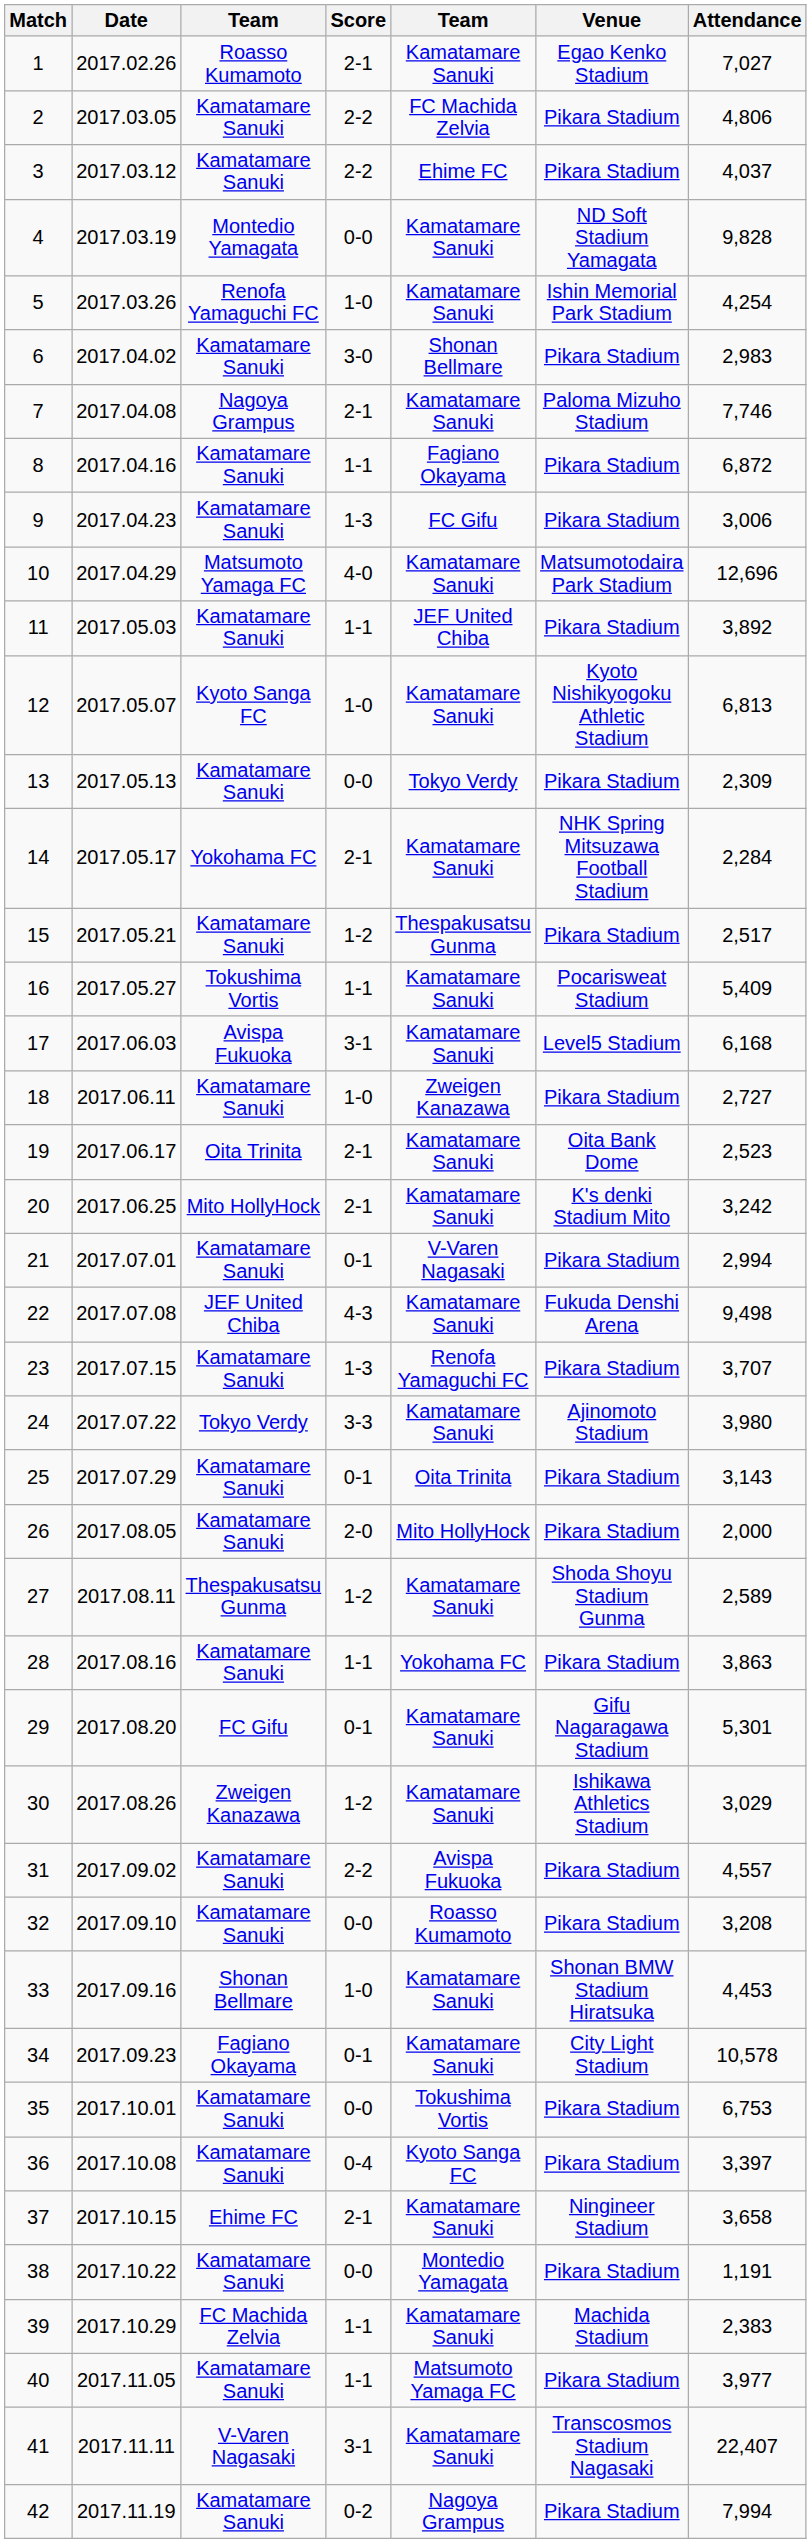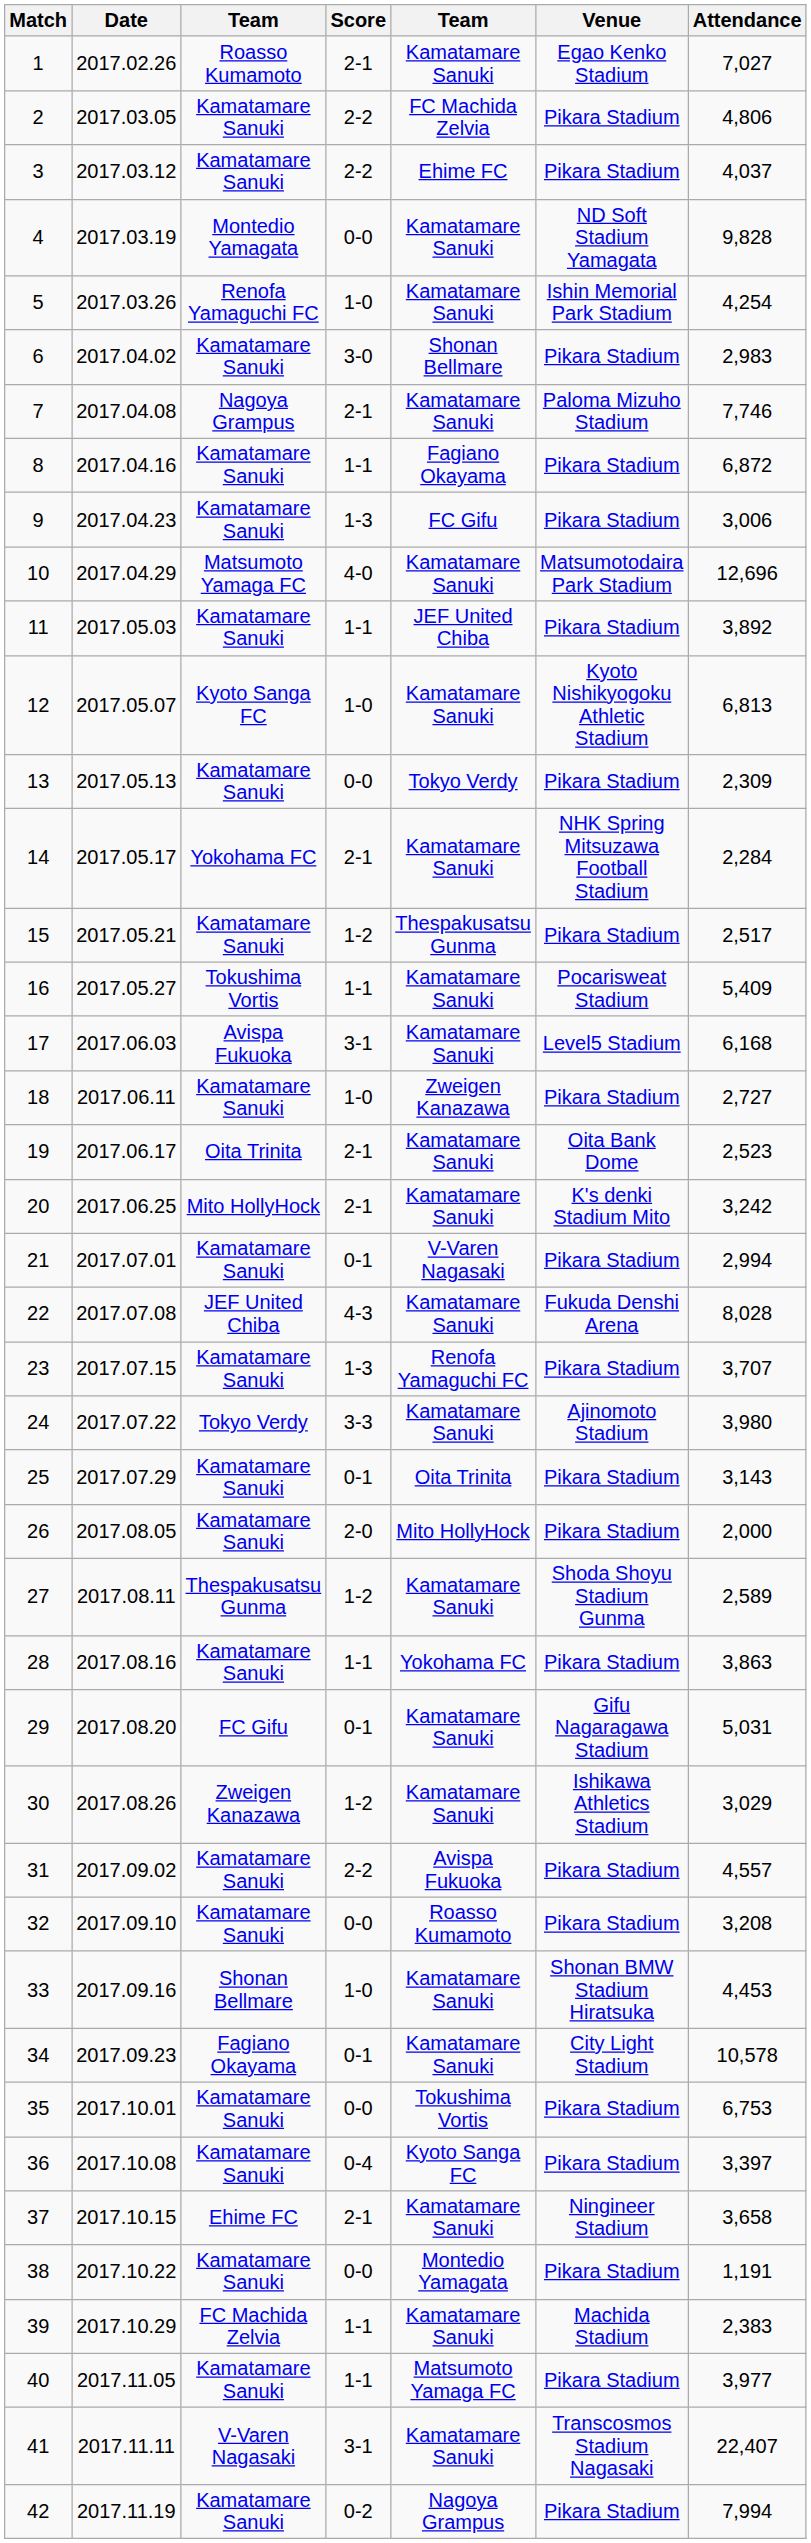(747, 1314) 9,498 -> (747, 1314) 8,028
(747, 1727) 5,301 -> (747, 1727) 5,031
